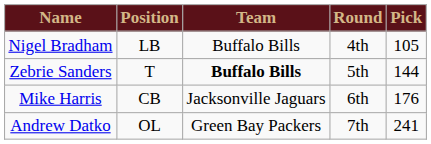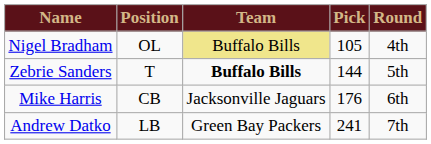columns swapped: (358, 17) <-> (406, 17)
(150, 44) LB -> (150, 44) OL
(256, 44) no background -> (256, 44) khaki background
(150, 125) OL -> (150, 125) LB
